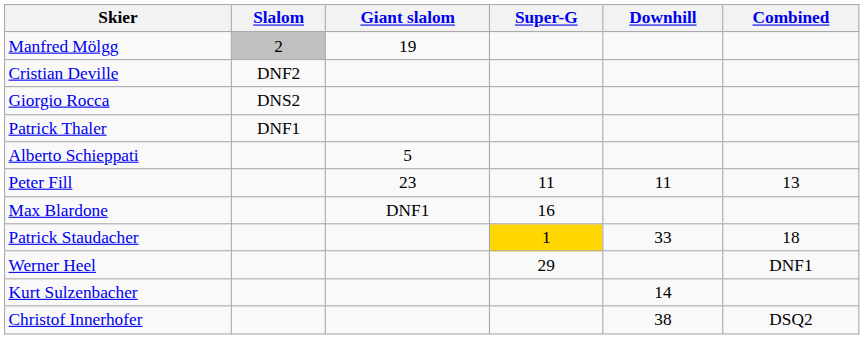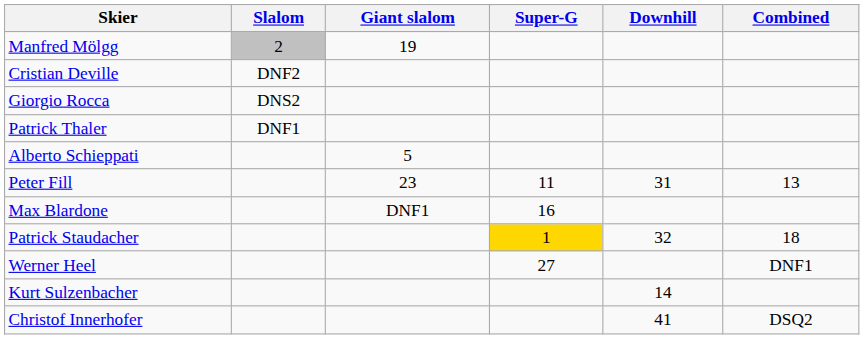(663, 182) 11 -> (663, 182) 31
(663, 237) 33 -> (663, 237) 32
(546, 264) 29 -> (546, 264) 27
(663, 319) 38 -> (663, 319) 41
